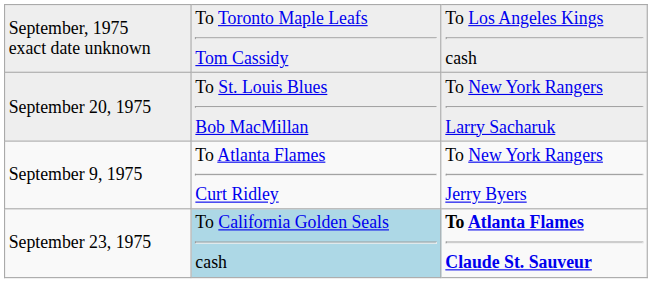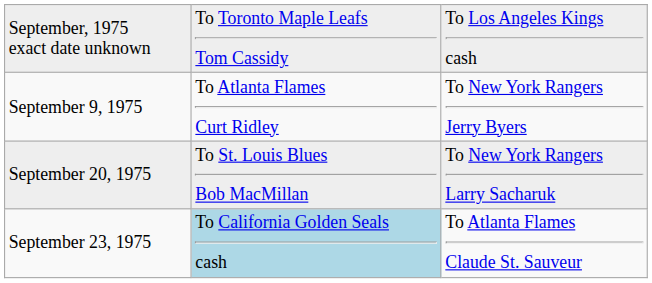rows swapped: (75, 174) <-> (80, 106)
(544, 242) bold -> (544, 242) normal
